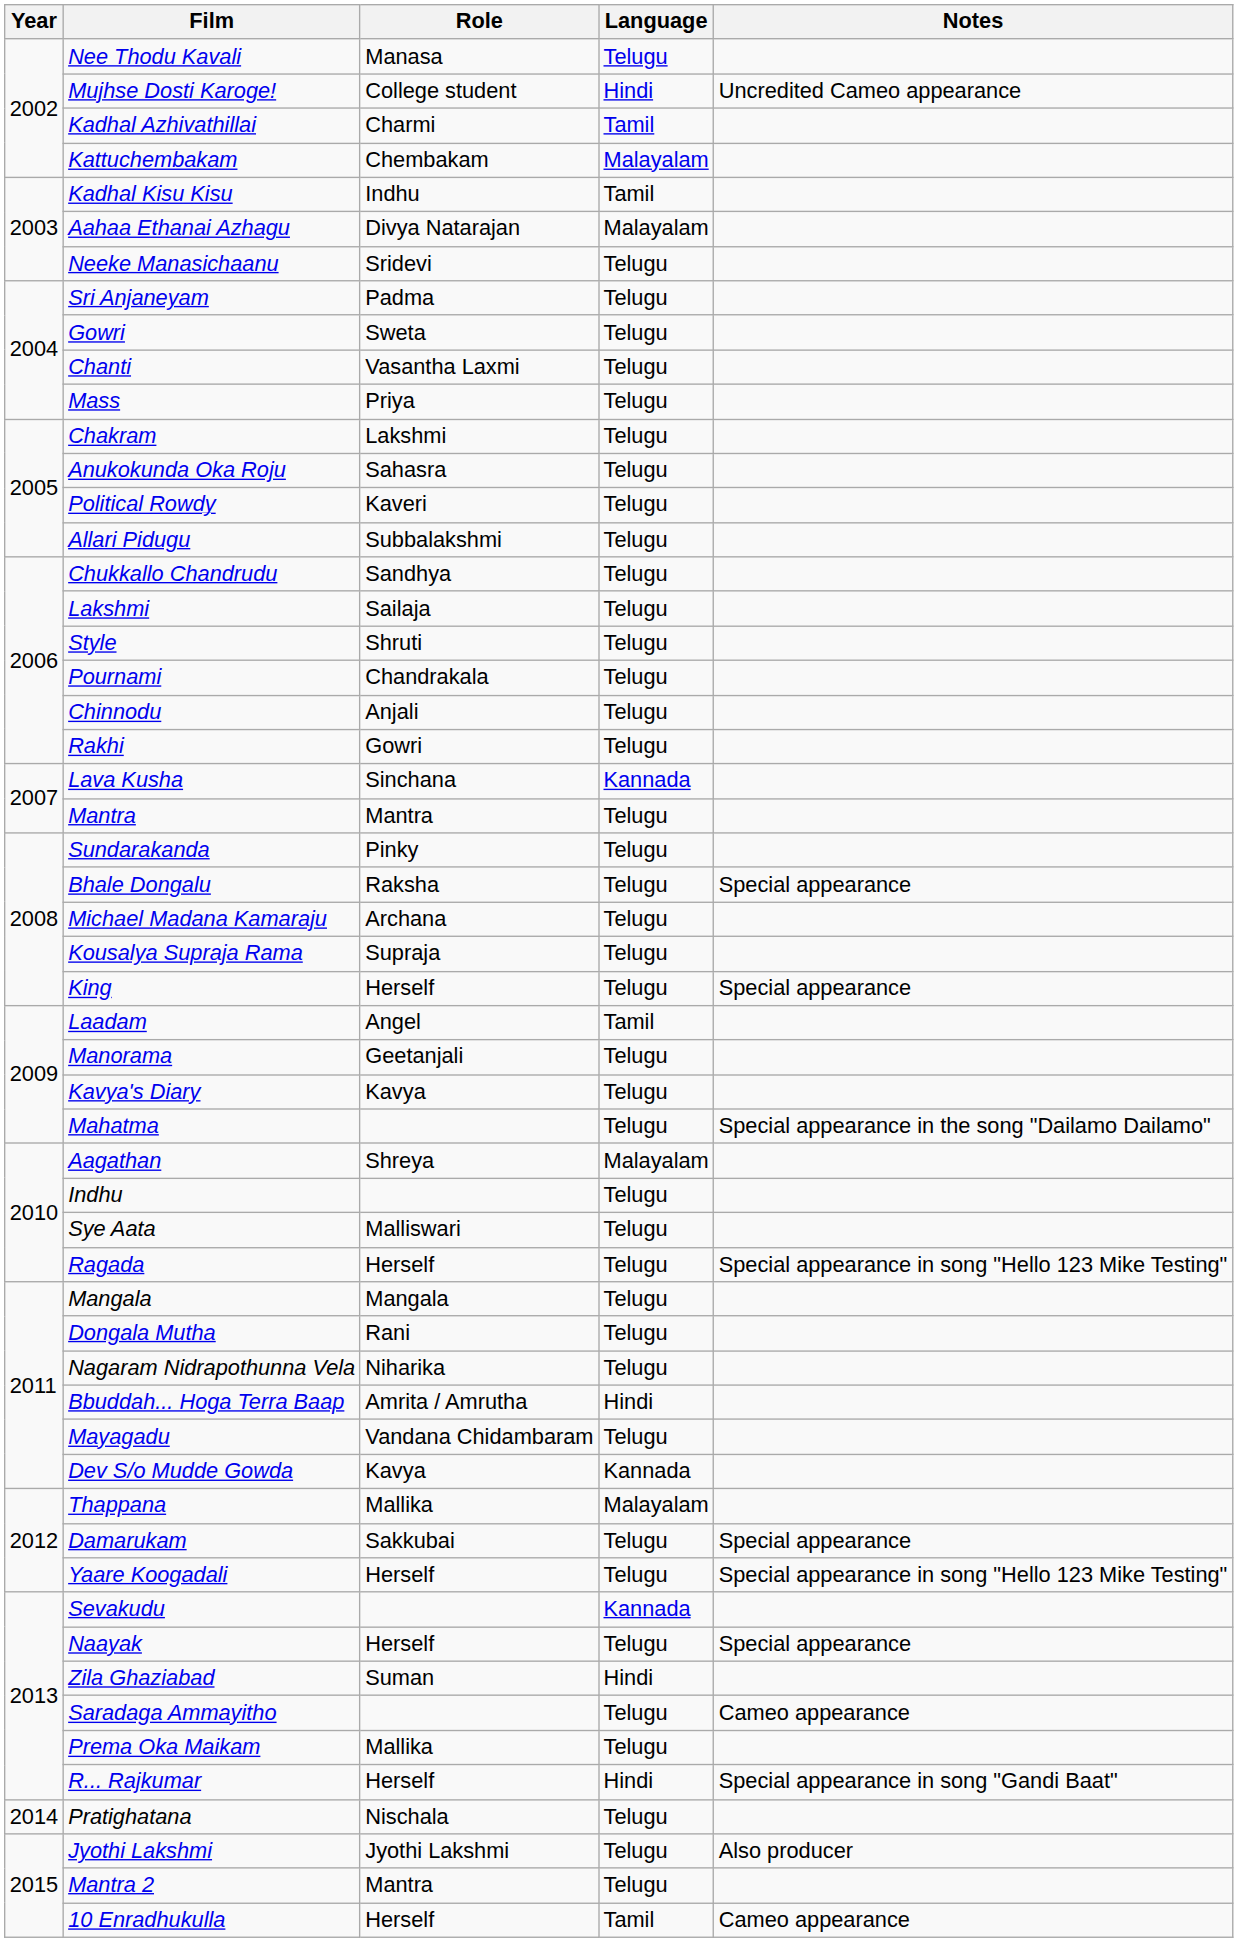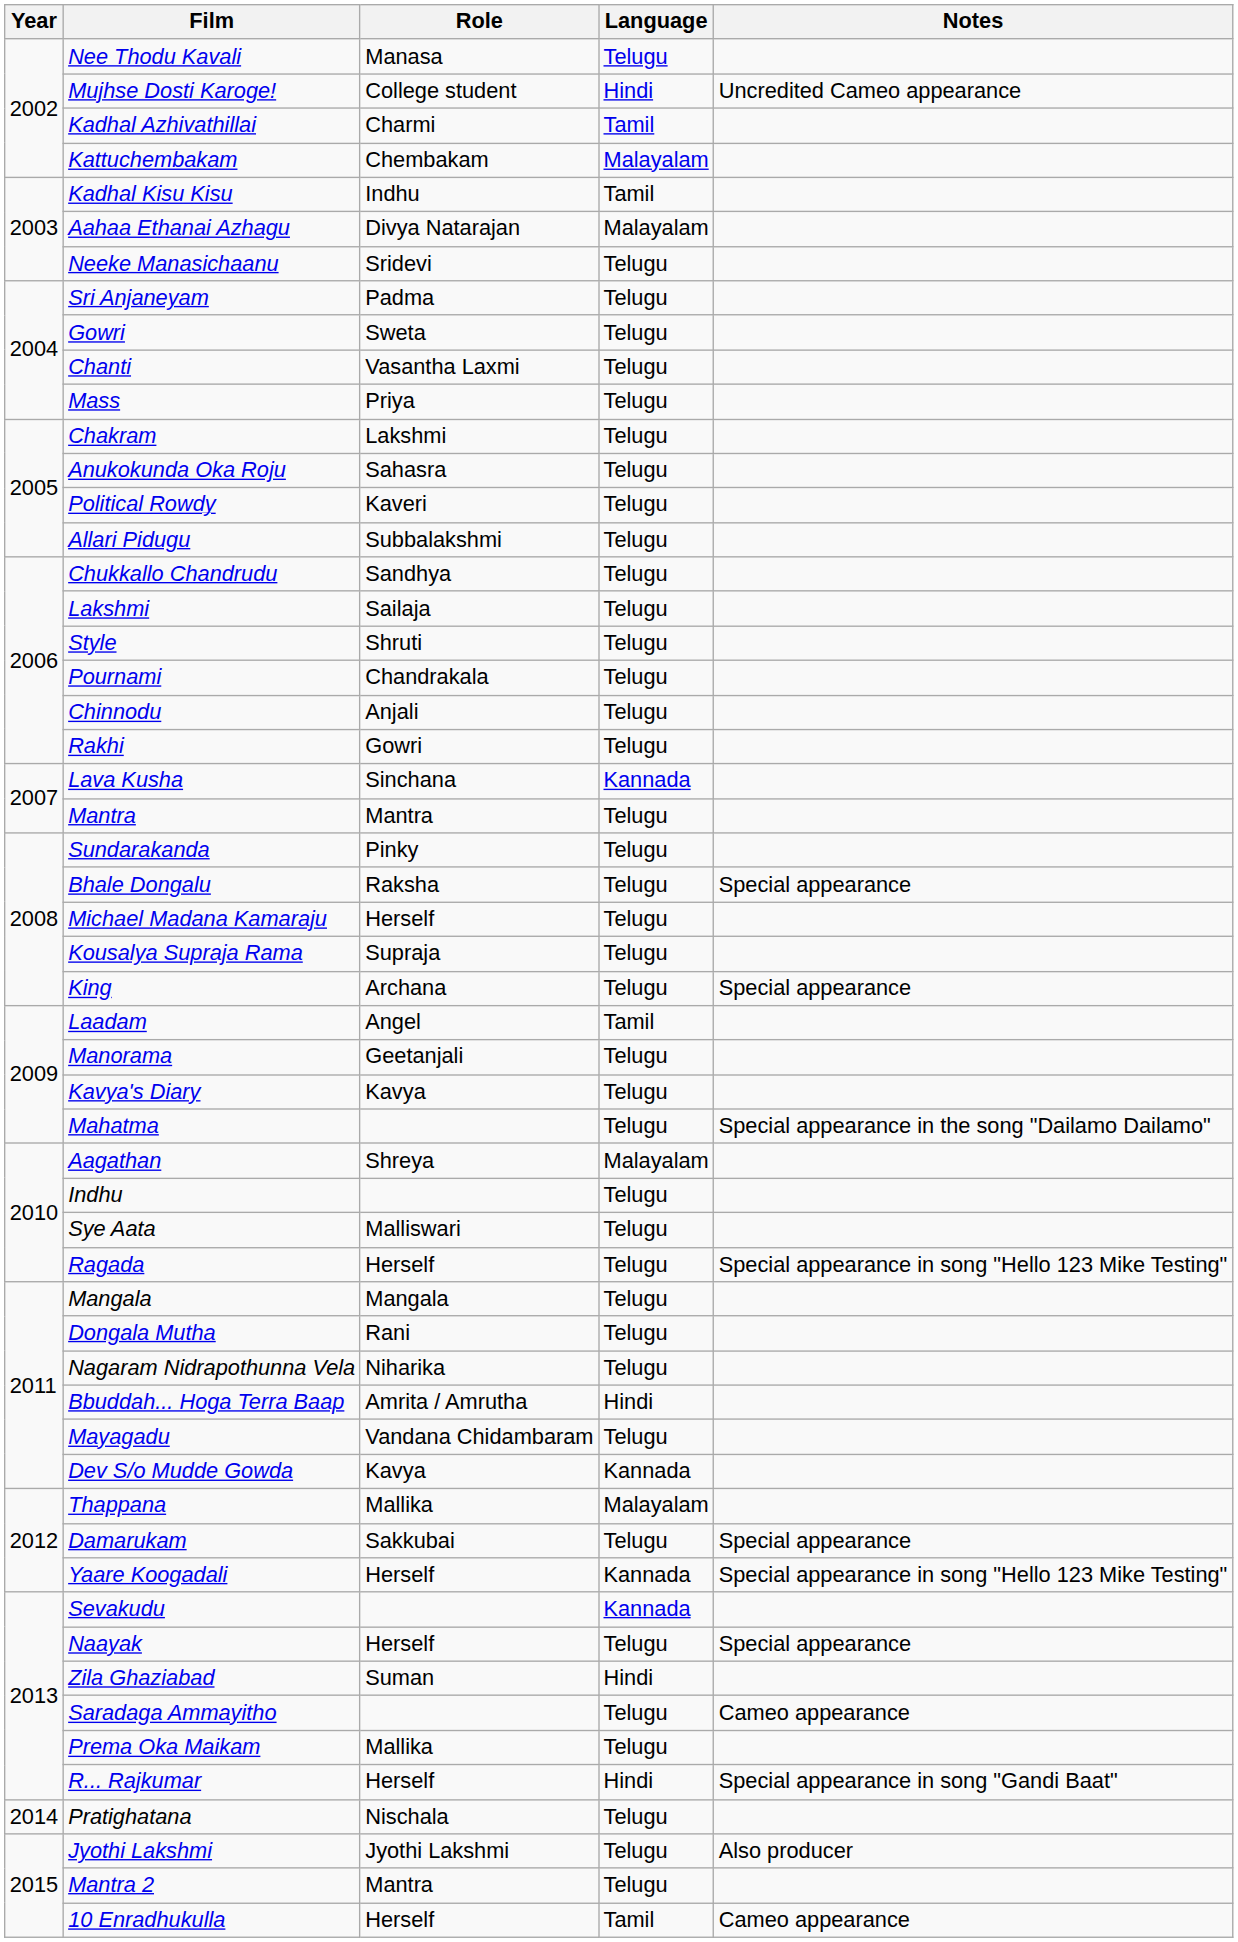(406, 919) Archana -> (400, 919) Herself
(400, 988) Herself -> (406, 988) Archana
(636, 1574) Telugu -> (647, 1574) Kannada
